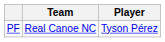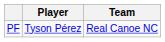columns swapped: (129, 12) <-> (60, 12)
